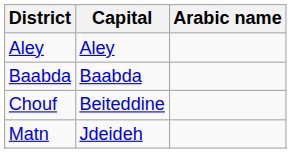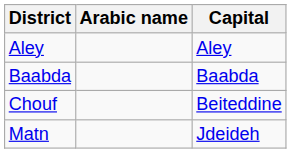columns swapped: (227, 18) <-> (122, 18)
